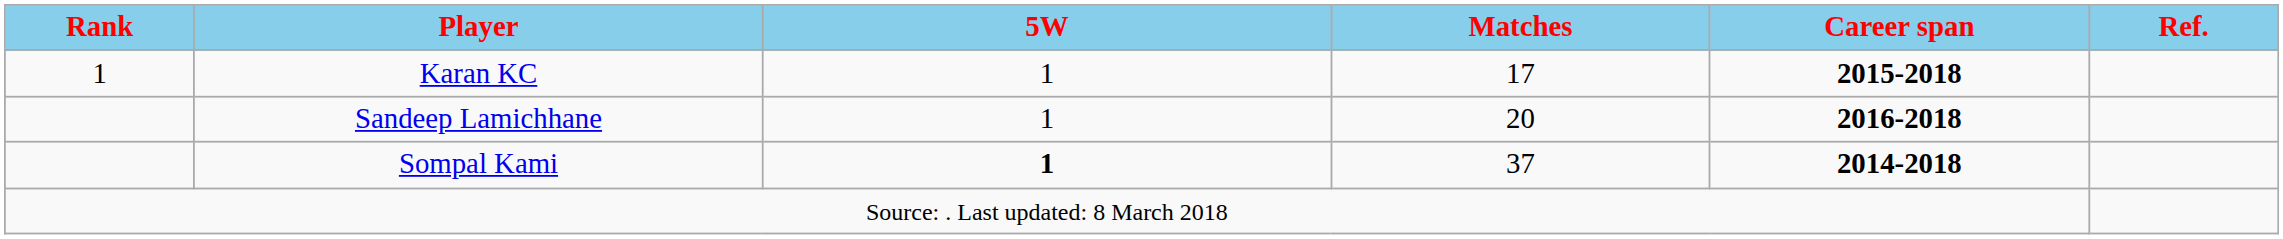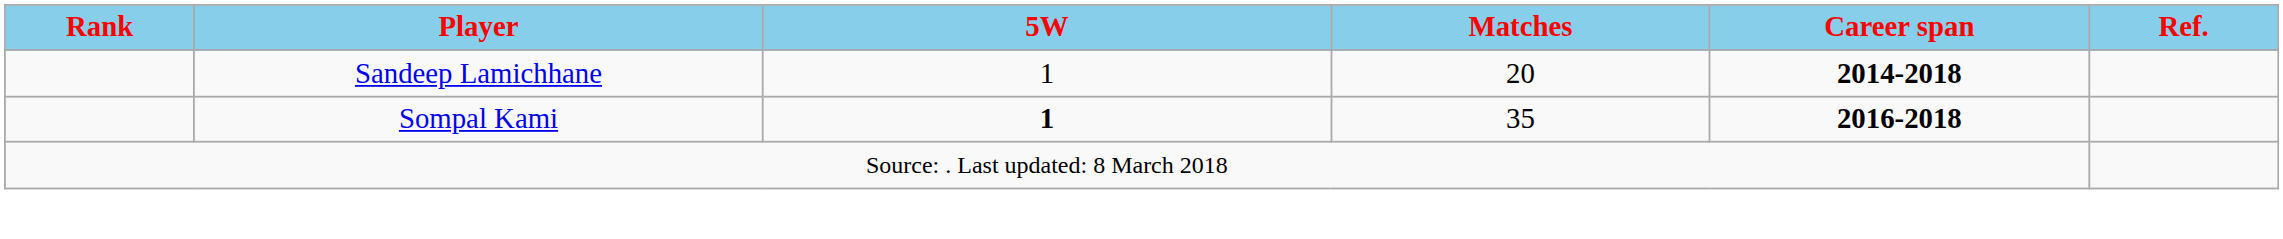- row: (478, 73)
(1899, 118) 2016-2018 -> (1899, 73) 2014-2018
(1520, 164) 37 -> (1520, 118) 35
(1899, 164) 2014-2018 -> (1899, 118) 2016-2018
